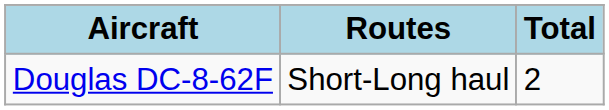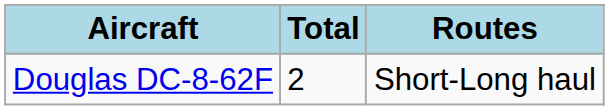columns swapped: (560, 29) <-> (398, 29)
